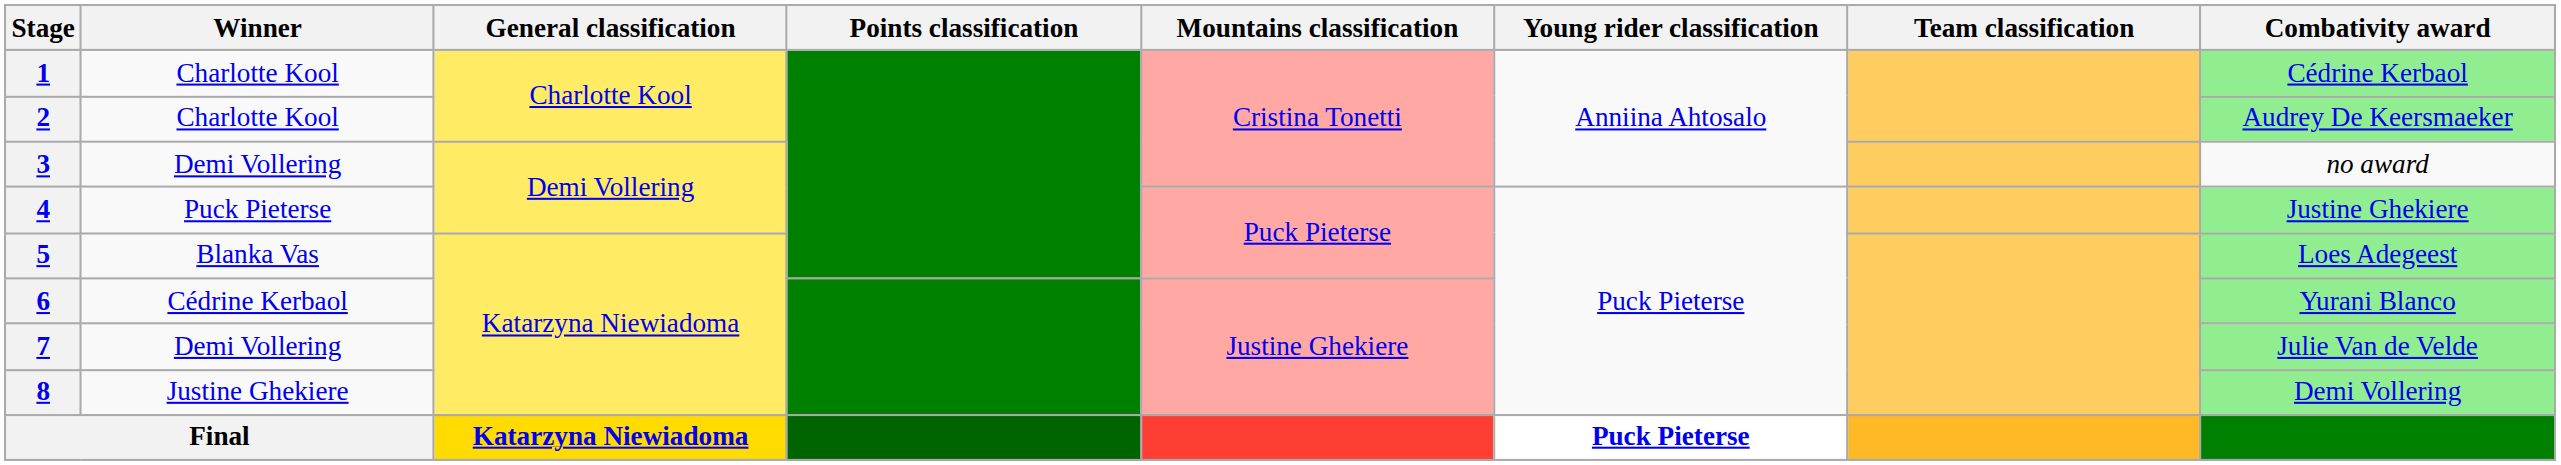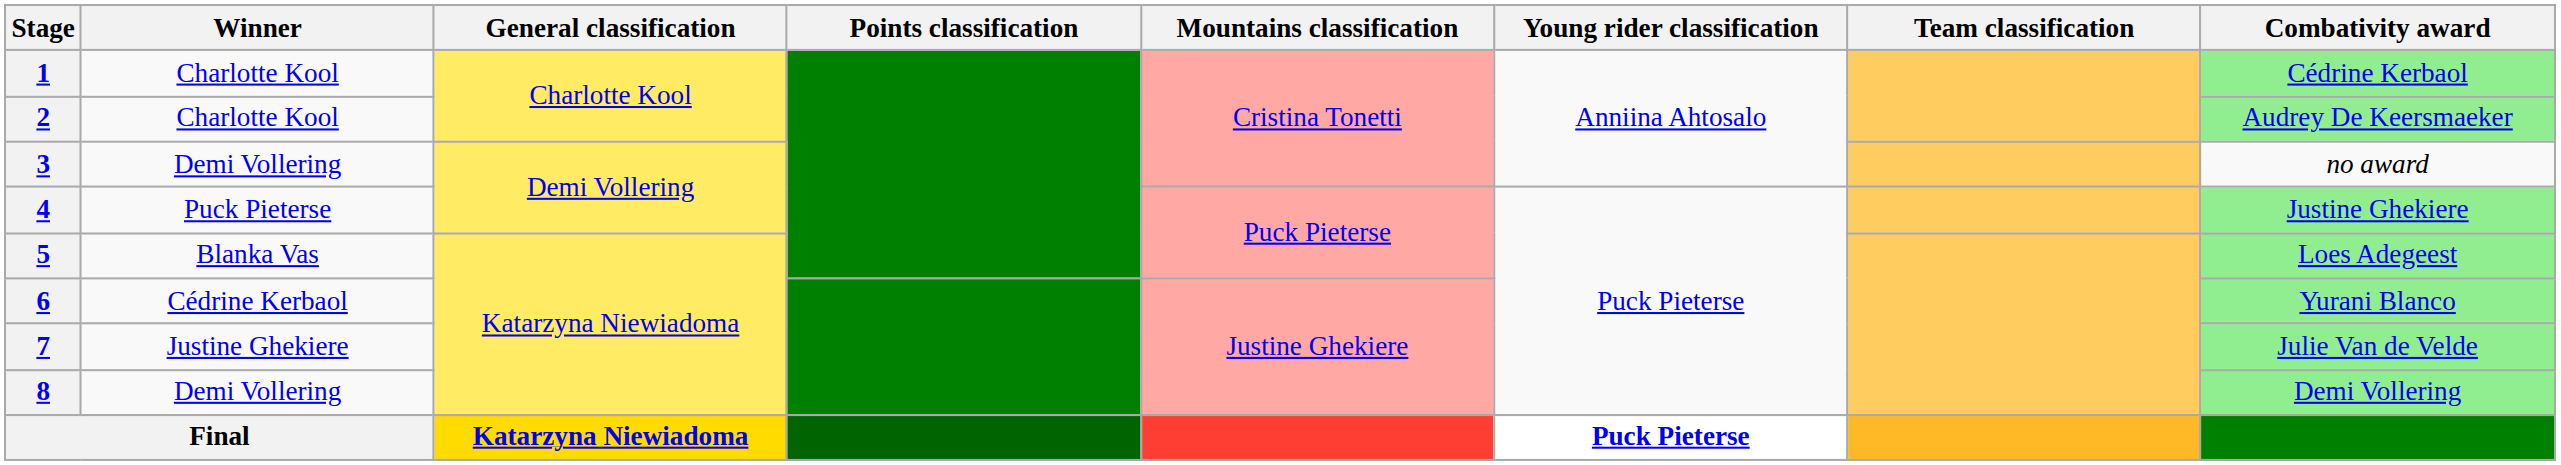(258, 346) Demi Vollering -> (258, 346) Justine Ghekiere
(258, 391) Justine Ghekiere -> (258, 391) Demi Vollering
